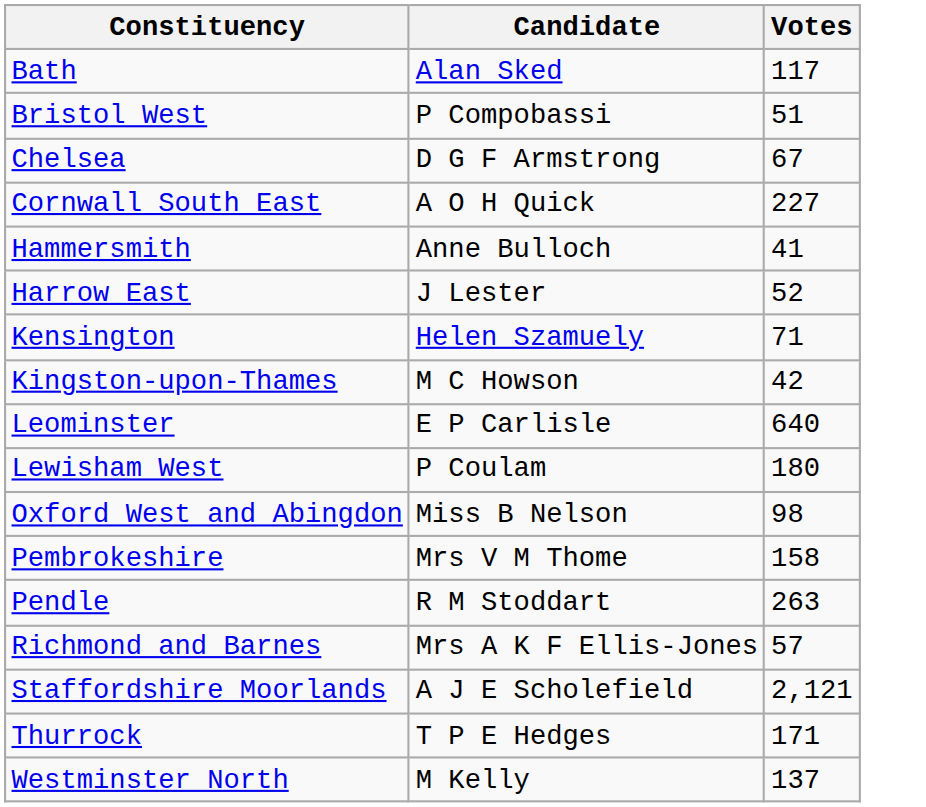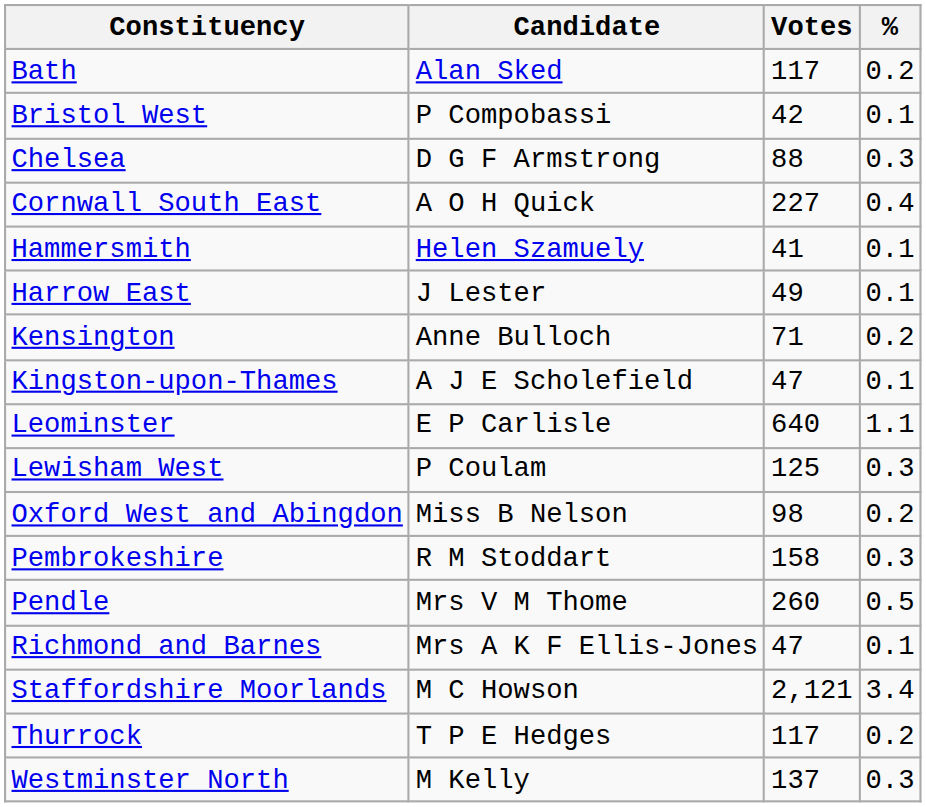+ column: (890, 27)
(787, 116) 51 -> (787, 116) 42
(787, 160) 67 -> (787, 160) 88
(514, 249) Anne Bulloch -> (530, 249) Helen Szamuely
(787, 293) 52 -> (787, 293) 49
(530, 337) Helen Szamuely -> (514, 337) Anne Bulloch
(497, 381) M C Howson -> (554, 381) A J E Scholefield
(787, 381) 42 -> (787, 381) 47
(796, 470) 180 -> (796, 470) 125
(522, 559) Mrs V M Thome -> (514, 559) R M Stoddart
(514, 603) R M Stoddart -> (522, 603) Mrs V M Thome
(796, 603) 263 -> (796, 603) 260
(787, 647) 57 -> (787, 647) 47
(554, 691) A J E Scholefield -> (497, 691) M C Howson
(796, 736) 171 -> (796, 736) 117
